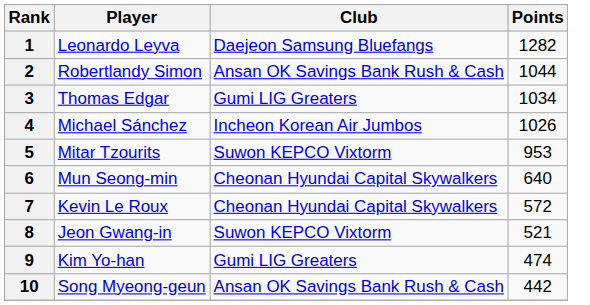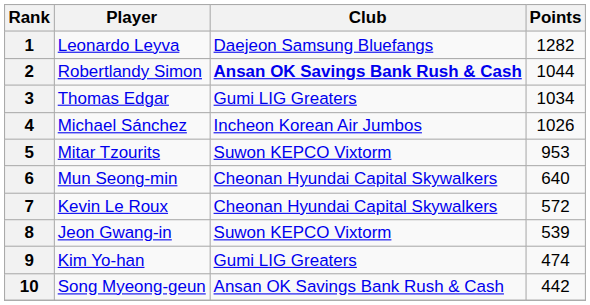(359, 71) normal -> (368, 71) bold
(538, 233) 521 -> (555, 233) 539
